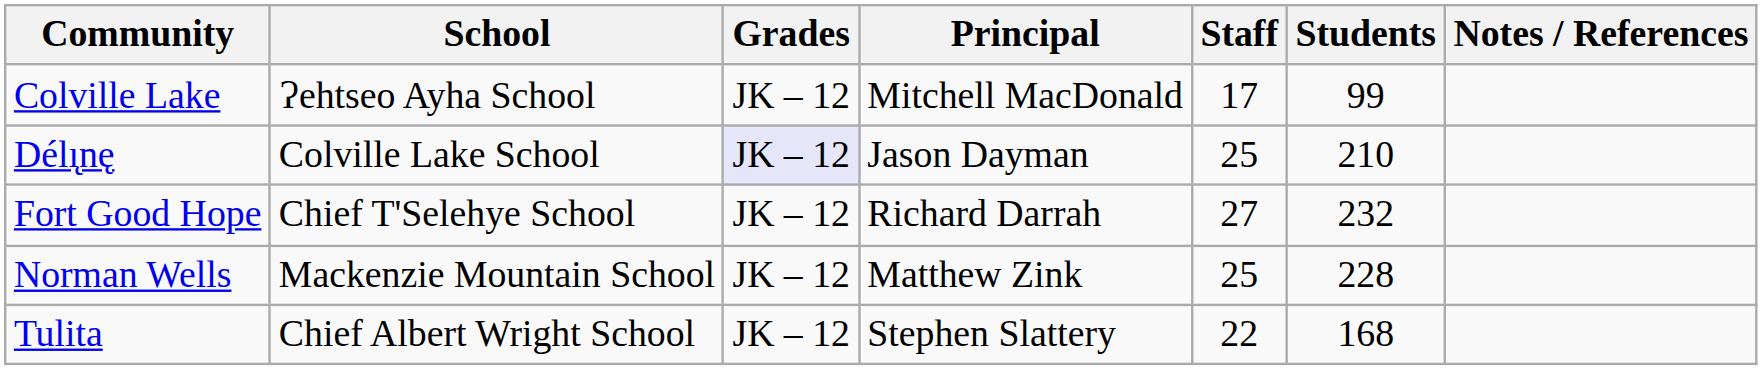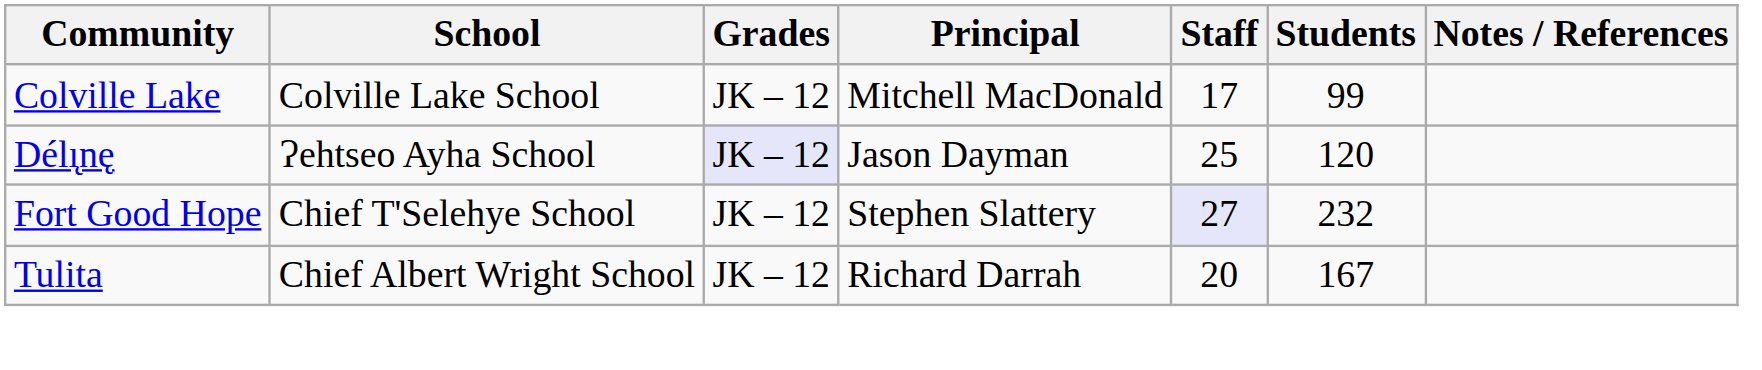(437, 94) Ɂehtseo Ayha School -> (439, 94) Colville Lake School
(439, 154) Colville Lake School -> (437, 154) Ɂehtseo Ayha School
(1366, 154) 210 -> (1346, 154) 120
(984, 214) Richard Darrah -> (972, 214) Stephen Slattery
(1239, 214) no background -> (1219, 214) lavender background
- row: (123, 273)
(992, 333) Stephen Slattery -> (964, 273) Richard Darrah
(1239, 333) 22 -> (1219, 273) 20
(1366, 333) 168 -> (1346, 273) 167
